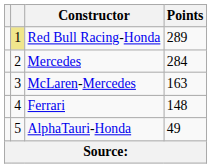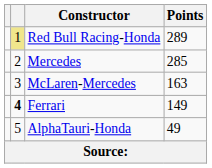(177, 60) 284 -> (177, 60) 285
(18, 106) normal -> (18, 106) bold
(177, 106) 148 -> (177, 106) 149
